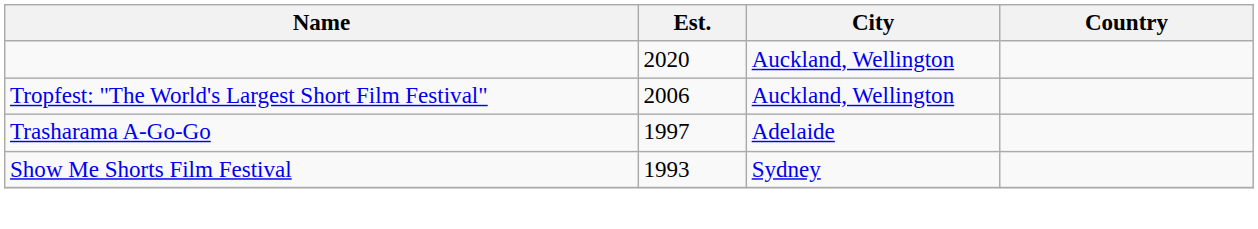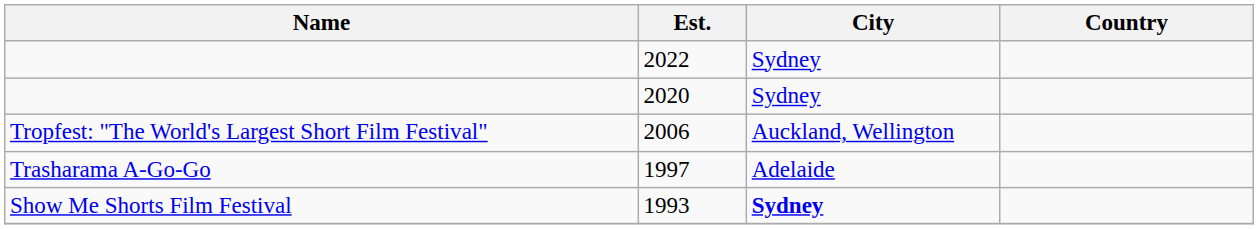+ row: (667, 59)
(853, 59) Auckland, Wellington -> (786, 95) Sydney
(786, 168) normal -> (788, 205) bold
